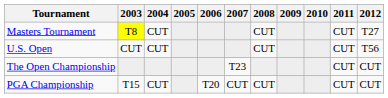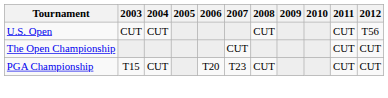- row: (51, 31)
(237, 66) T23 -> (237, 49) CUT
(237, 84) CUT -> (237, 66) T23
